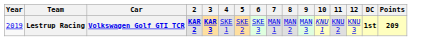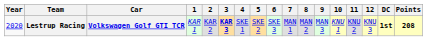+ column: (194, 10)
(14, 26) 2019 -> (14, 26) 2020
(194, 26) bold -> (210, 26) normal
(392, 26) 209 -> (408, 26) 208
